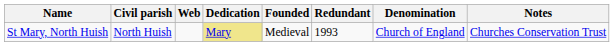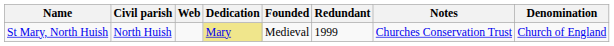columns swapped: (420, 13) <-> (538, 13)
(326, 32) 1993 -> (326, 32) 1999
